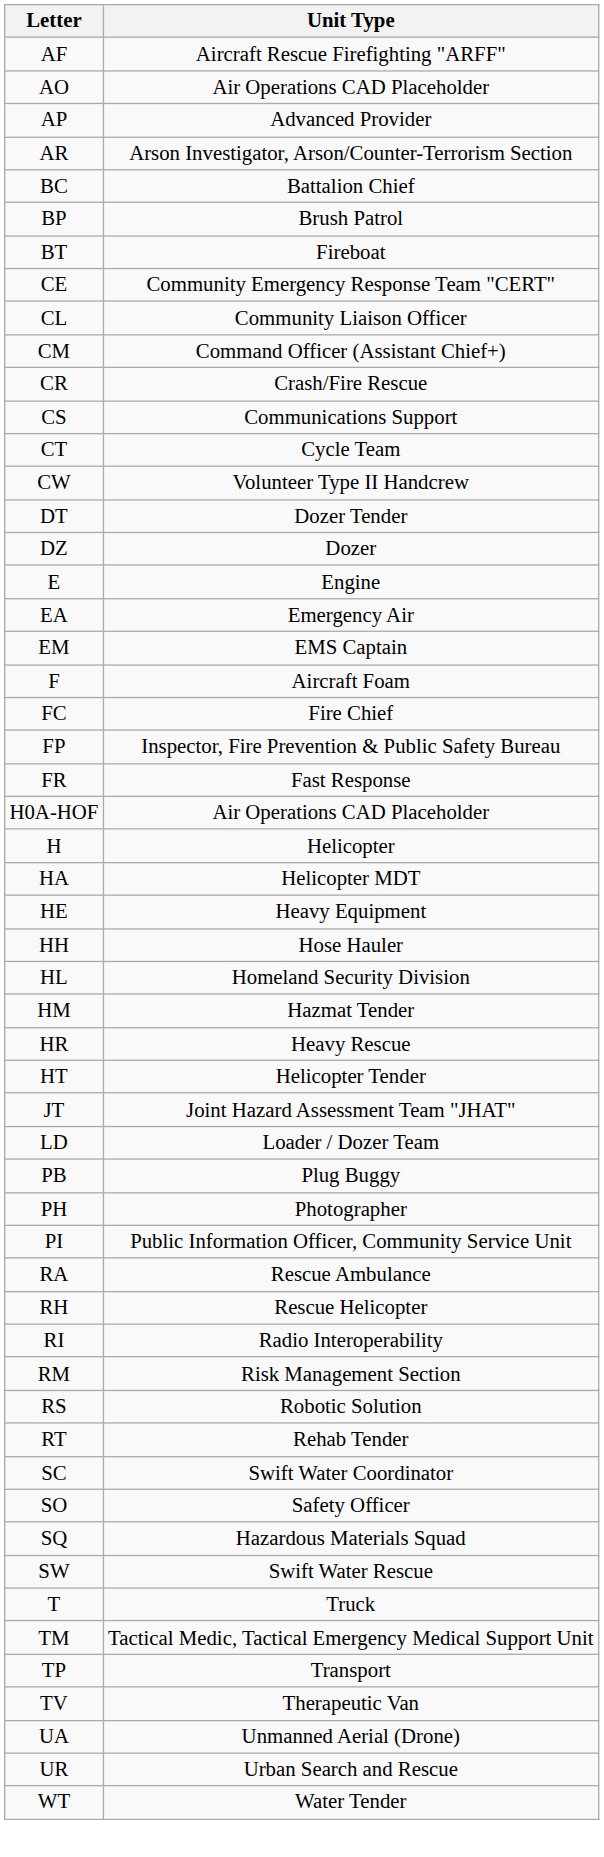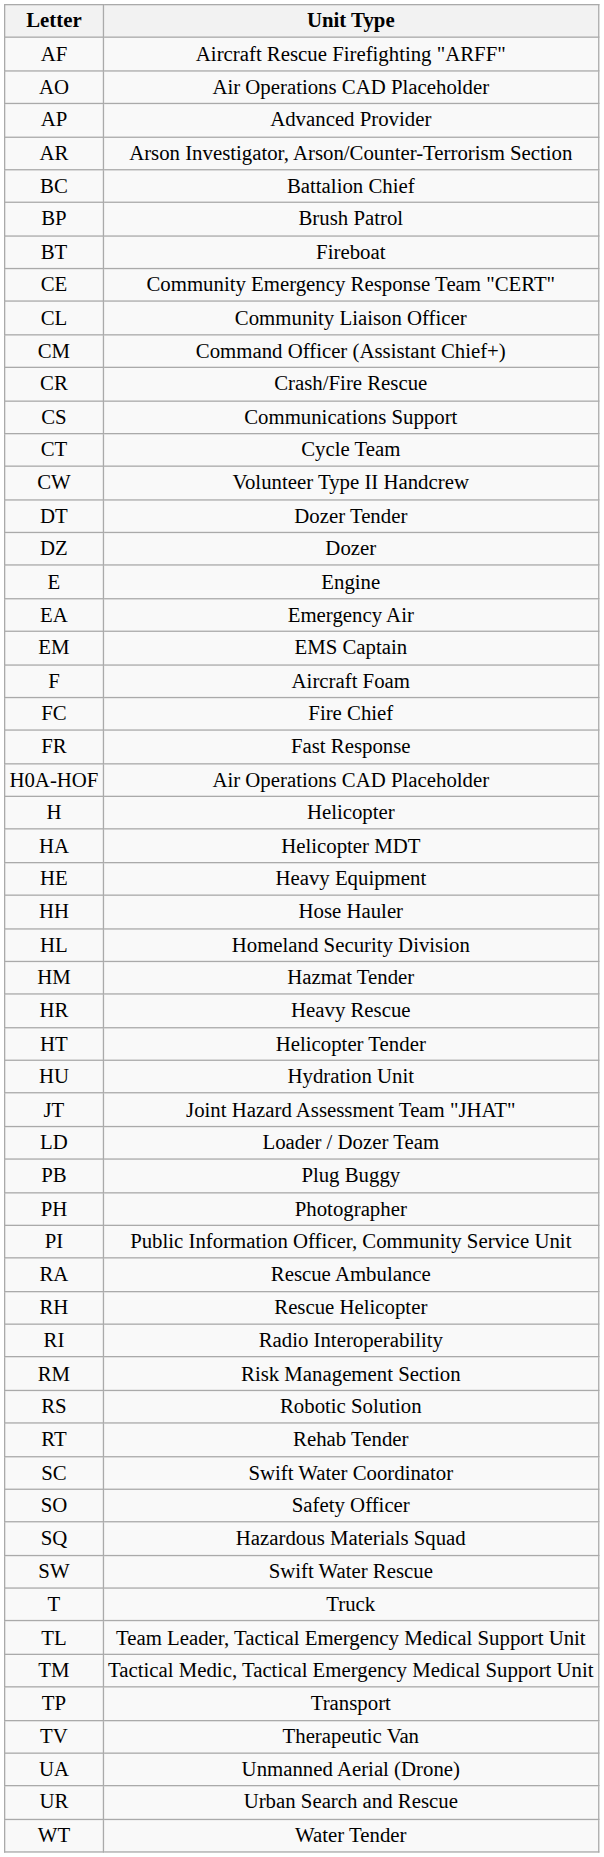- row: (54, 746)
+ row: (54, 1076)
+ row: (54, 1637)
